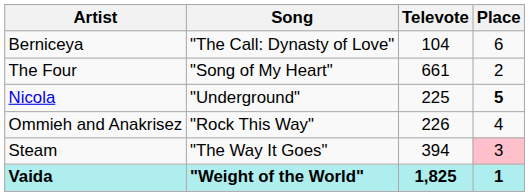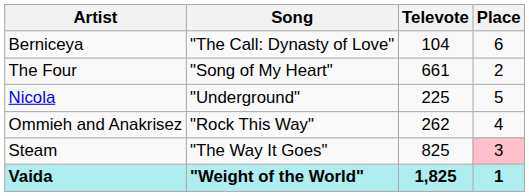(499, 97) bold -> (499, 97) normal
(435, 124) 226 -> (435, 124) 262
(435, 151) 394 -> (435, 151) 825
